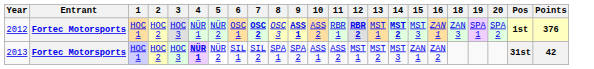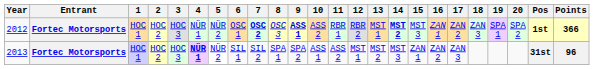+ column: (458, 11)
(358, 30) bold -> (358, 30) normal
(551, 30) 376 -> (571, 30) 366
(551, 53) 42 -> (571, 53) 96
